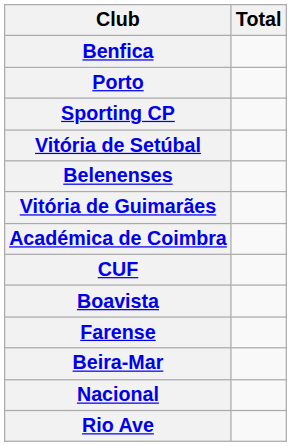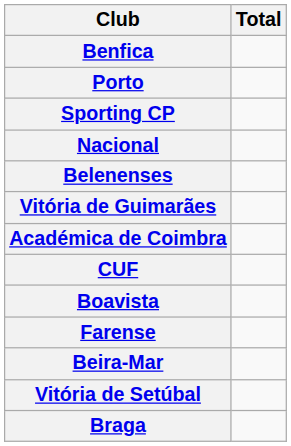rows swapped: (118, 144) <-> (118, 394)
+ row: (118, 425)
- row: (118, 425)
